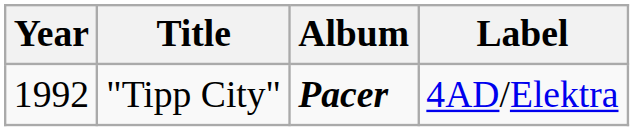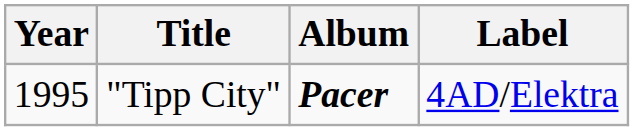(51, 93) 1992 -> (51, 93) 1995
